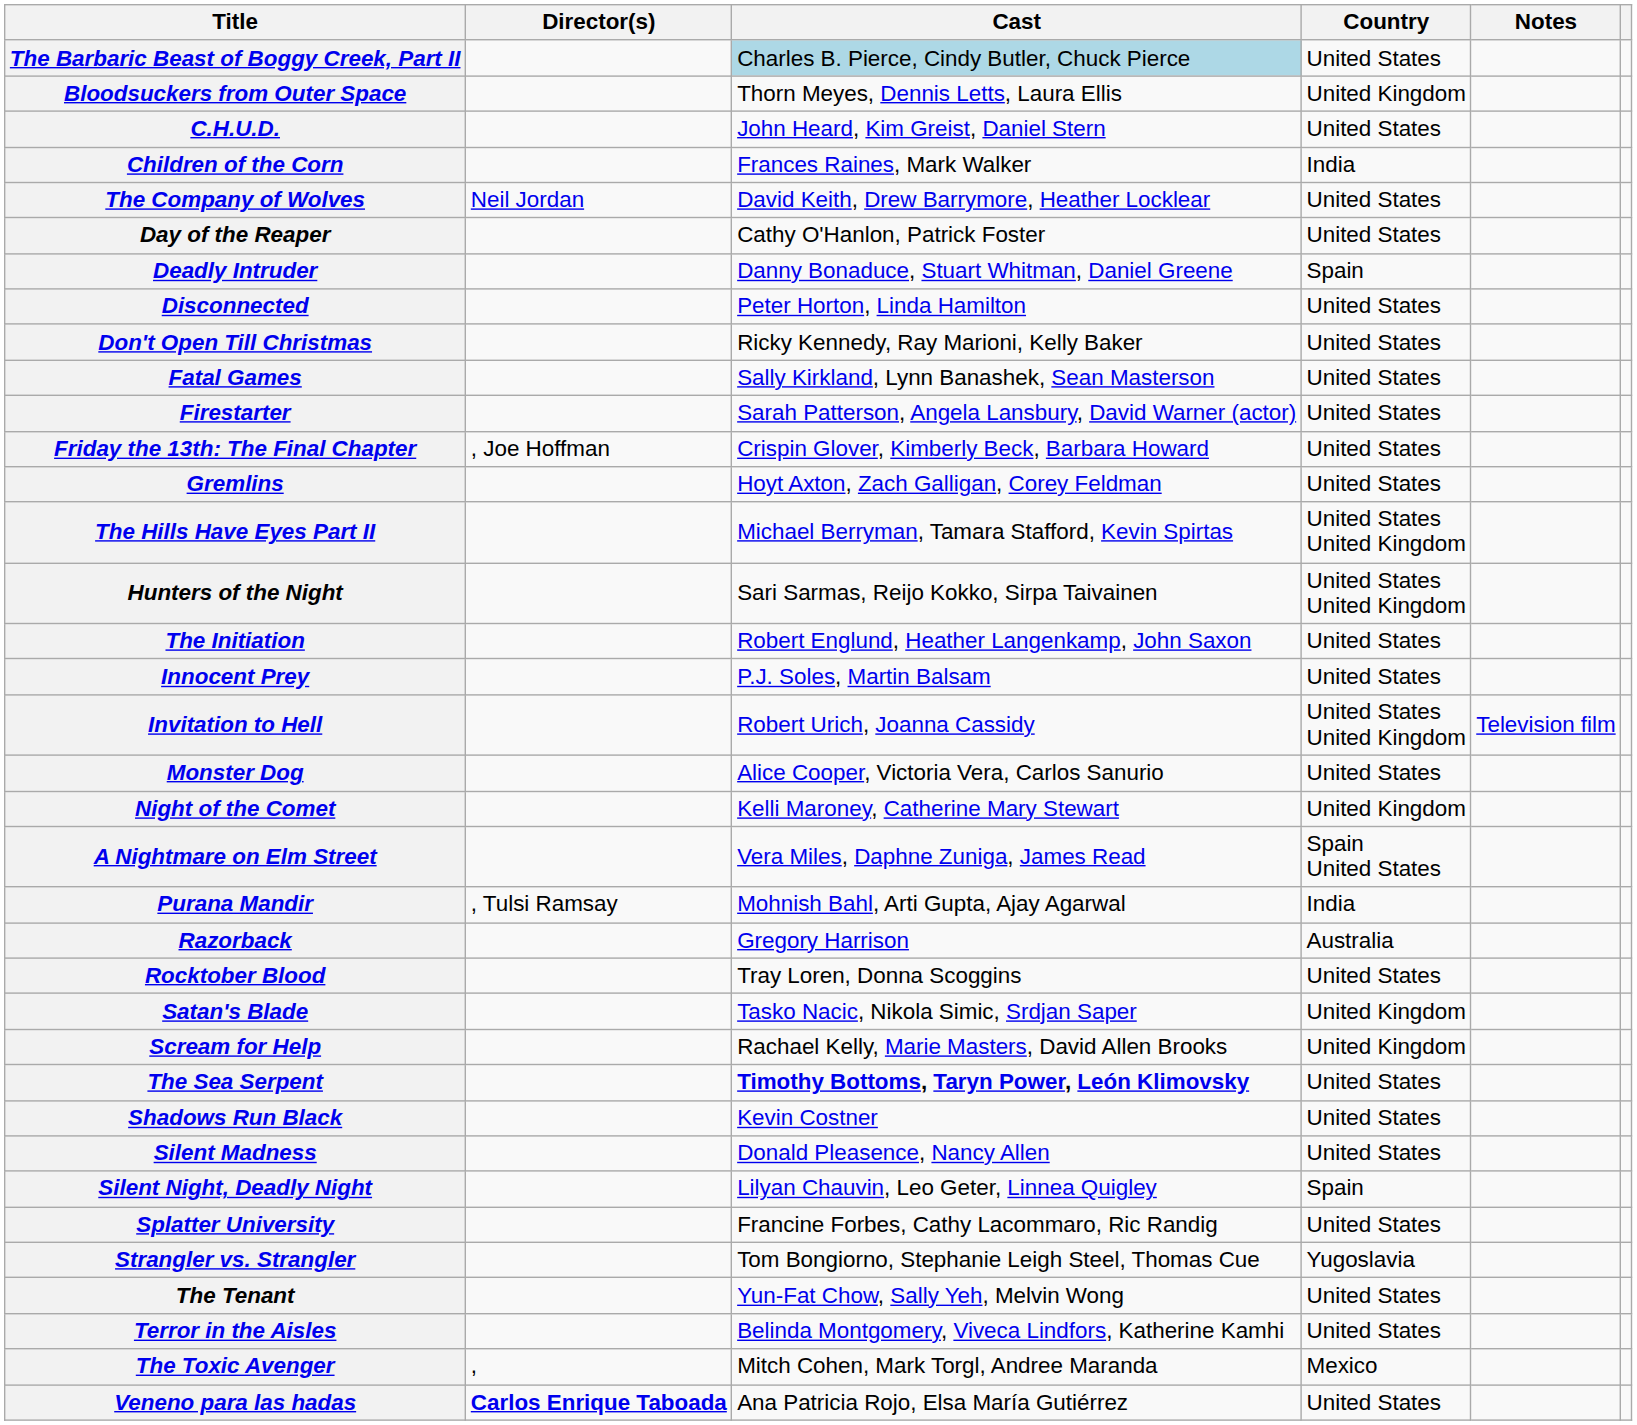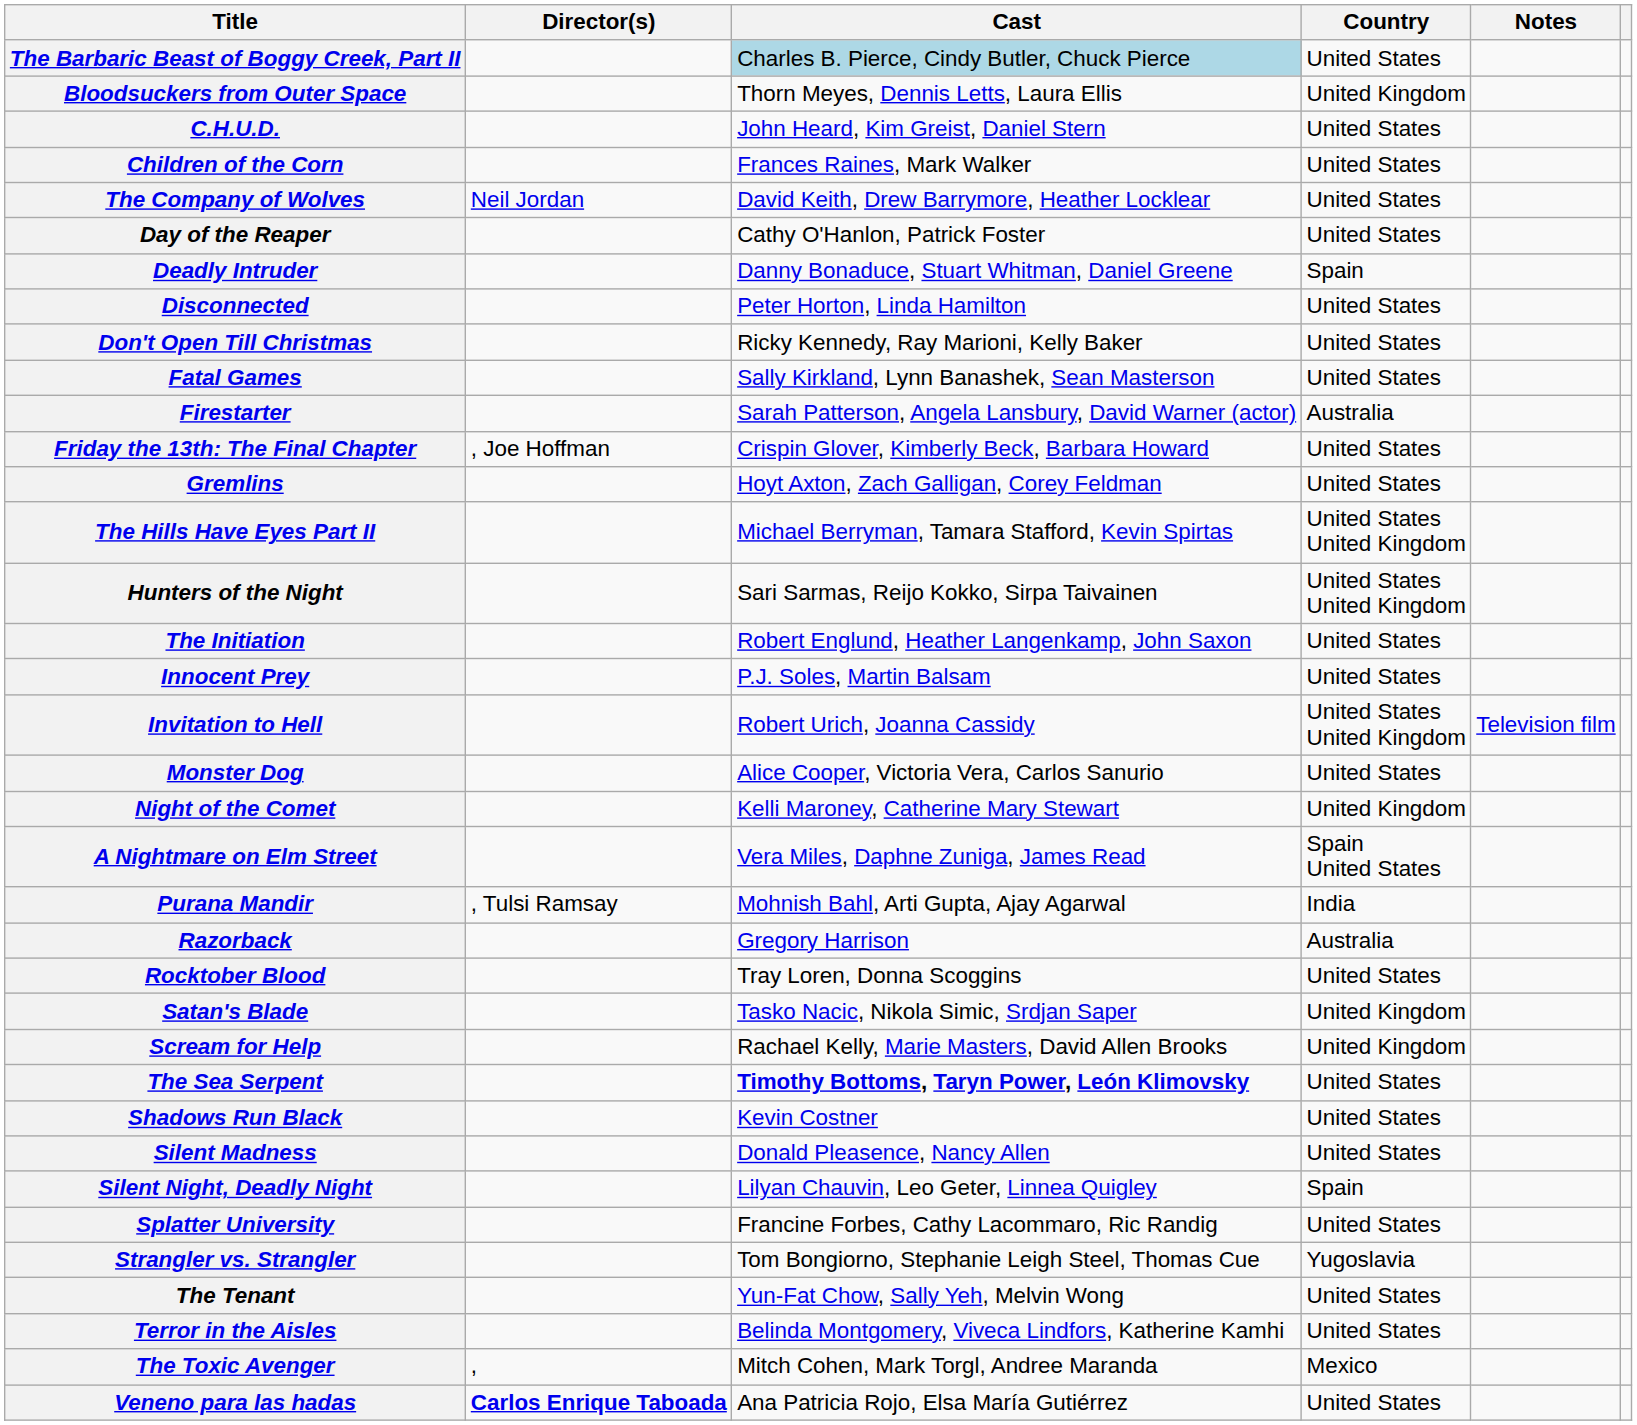(1331, 164) India -> (1374, 164) United States
(1374, 413) United States -> (1350, 413) Australia
